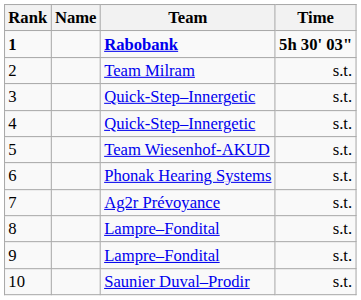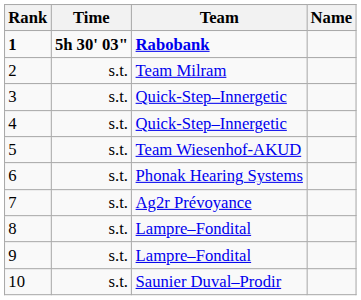columns swapped: (76, 17) <-> (316, 17)
